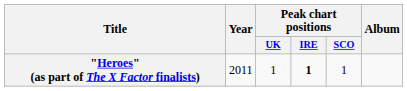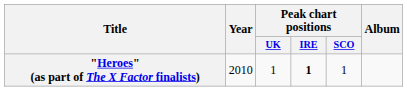(241, 70) 2011 -> (241, 70) 2010
